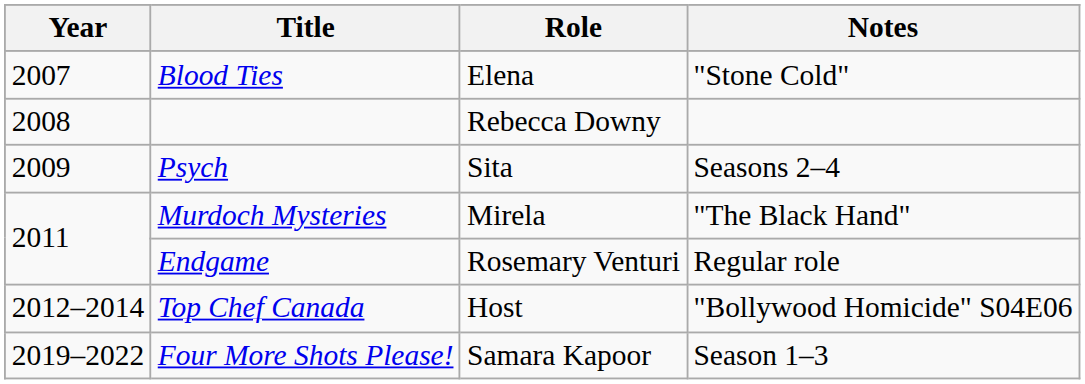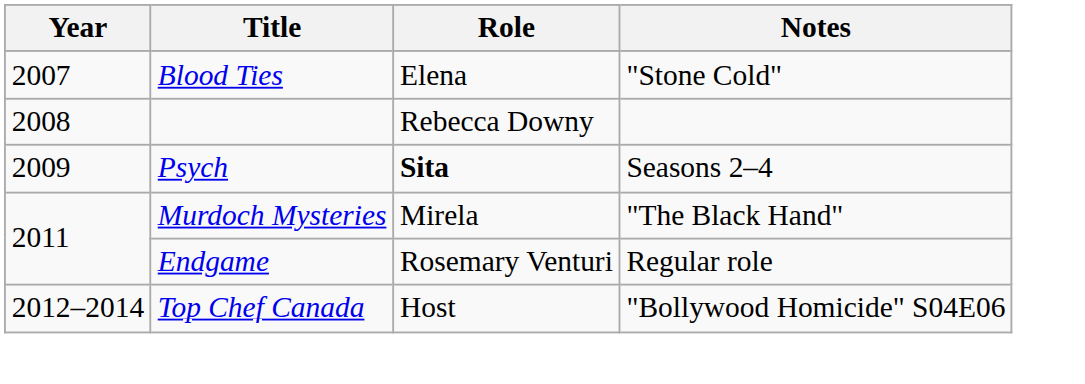(490, 167) normal -> (425, 167) bold
- row: (306, 354)
